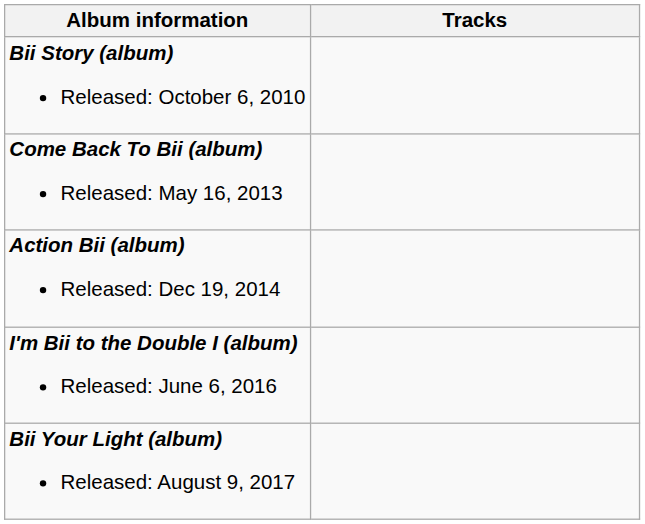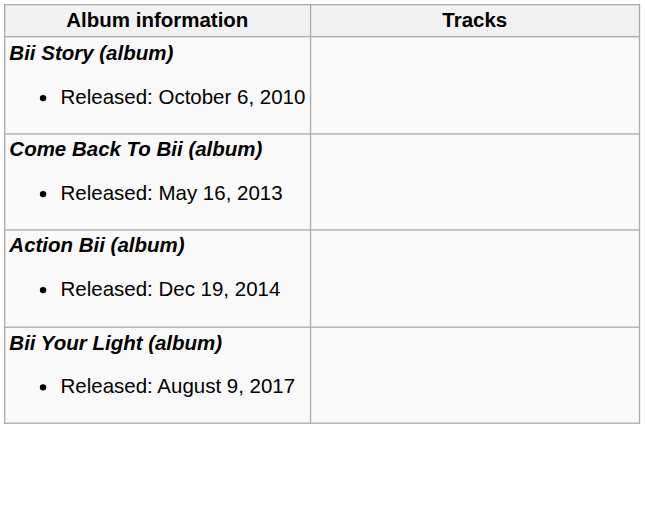- row: (157, 365)
